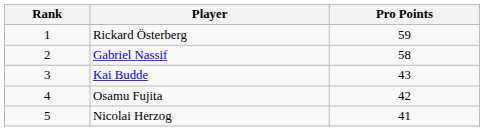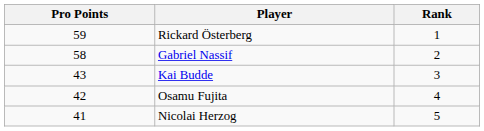columns swapped: (47, 14) <-> (404, 14)
